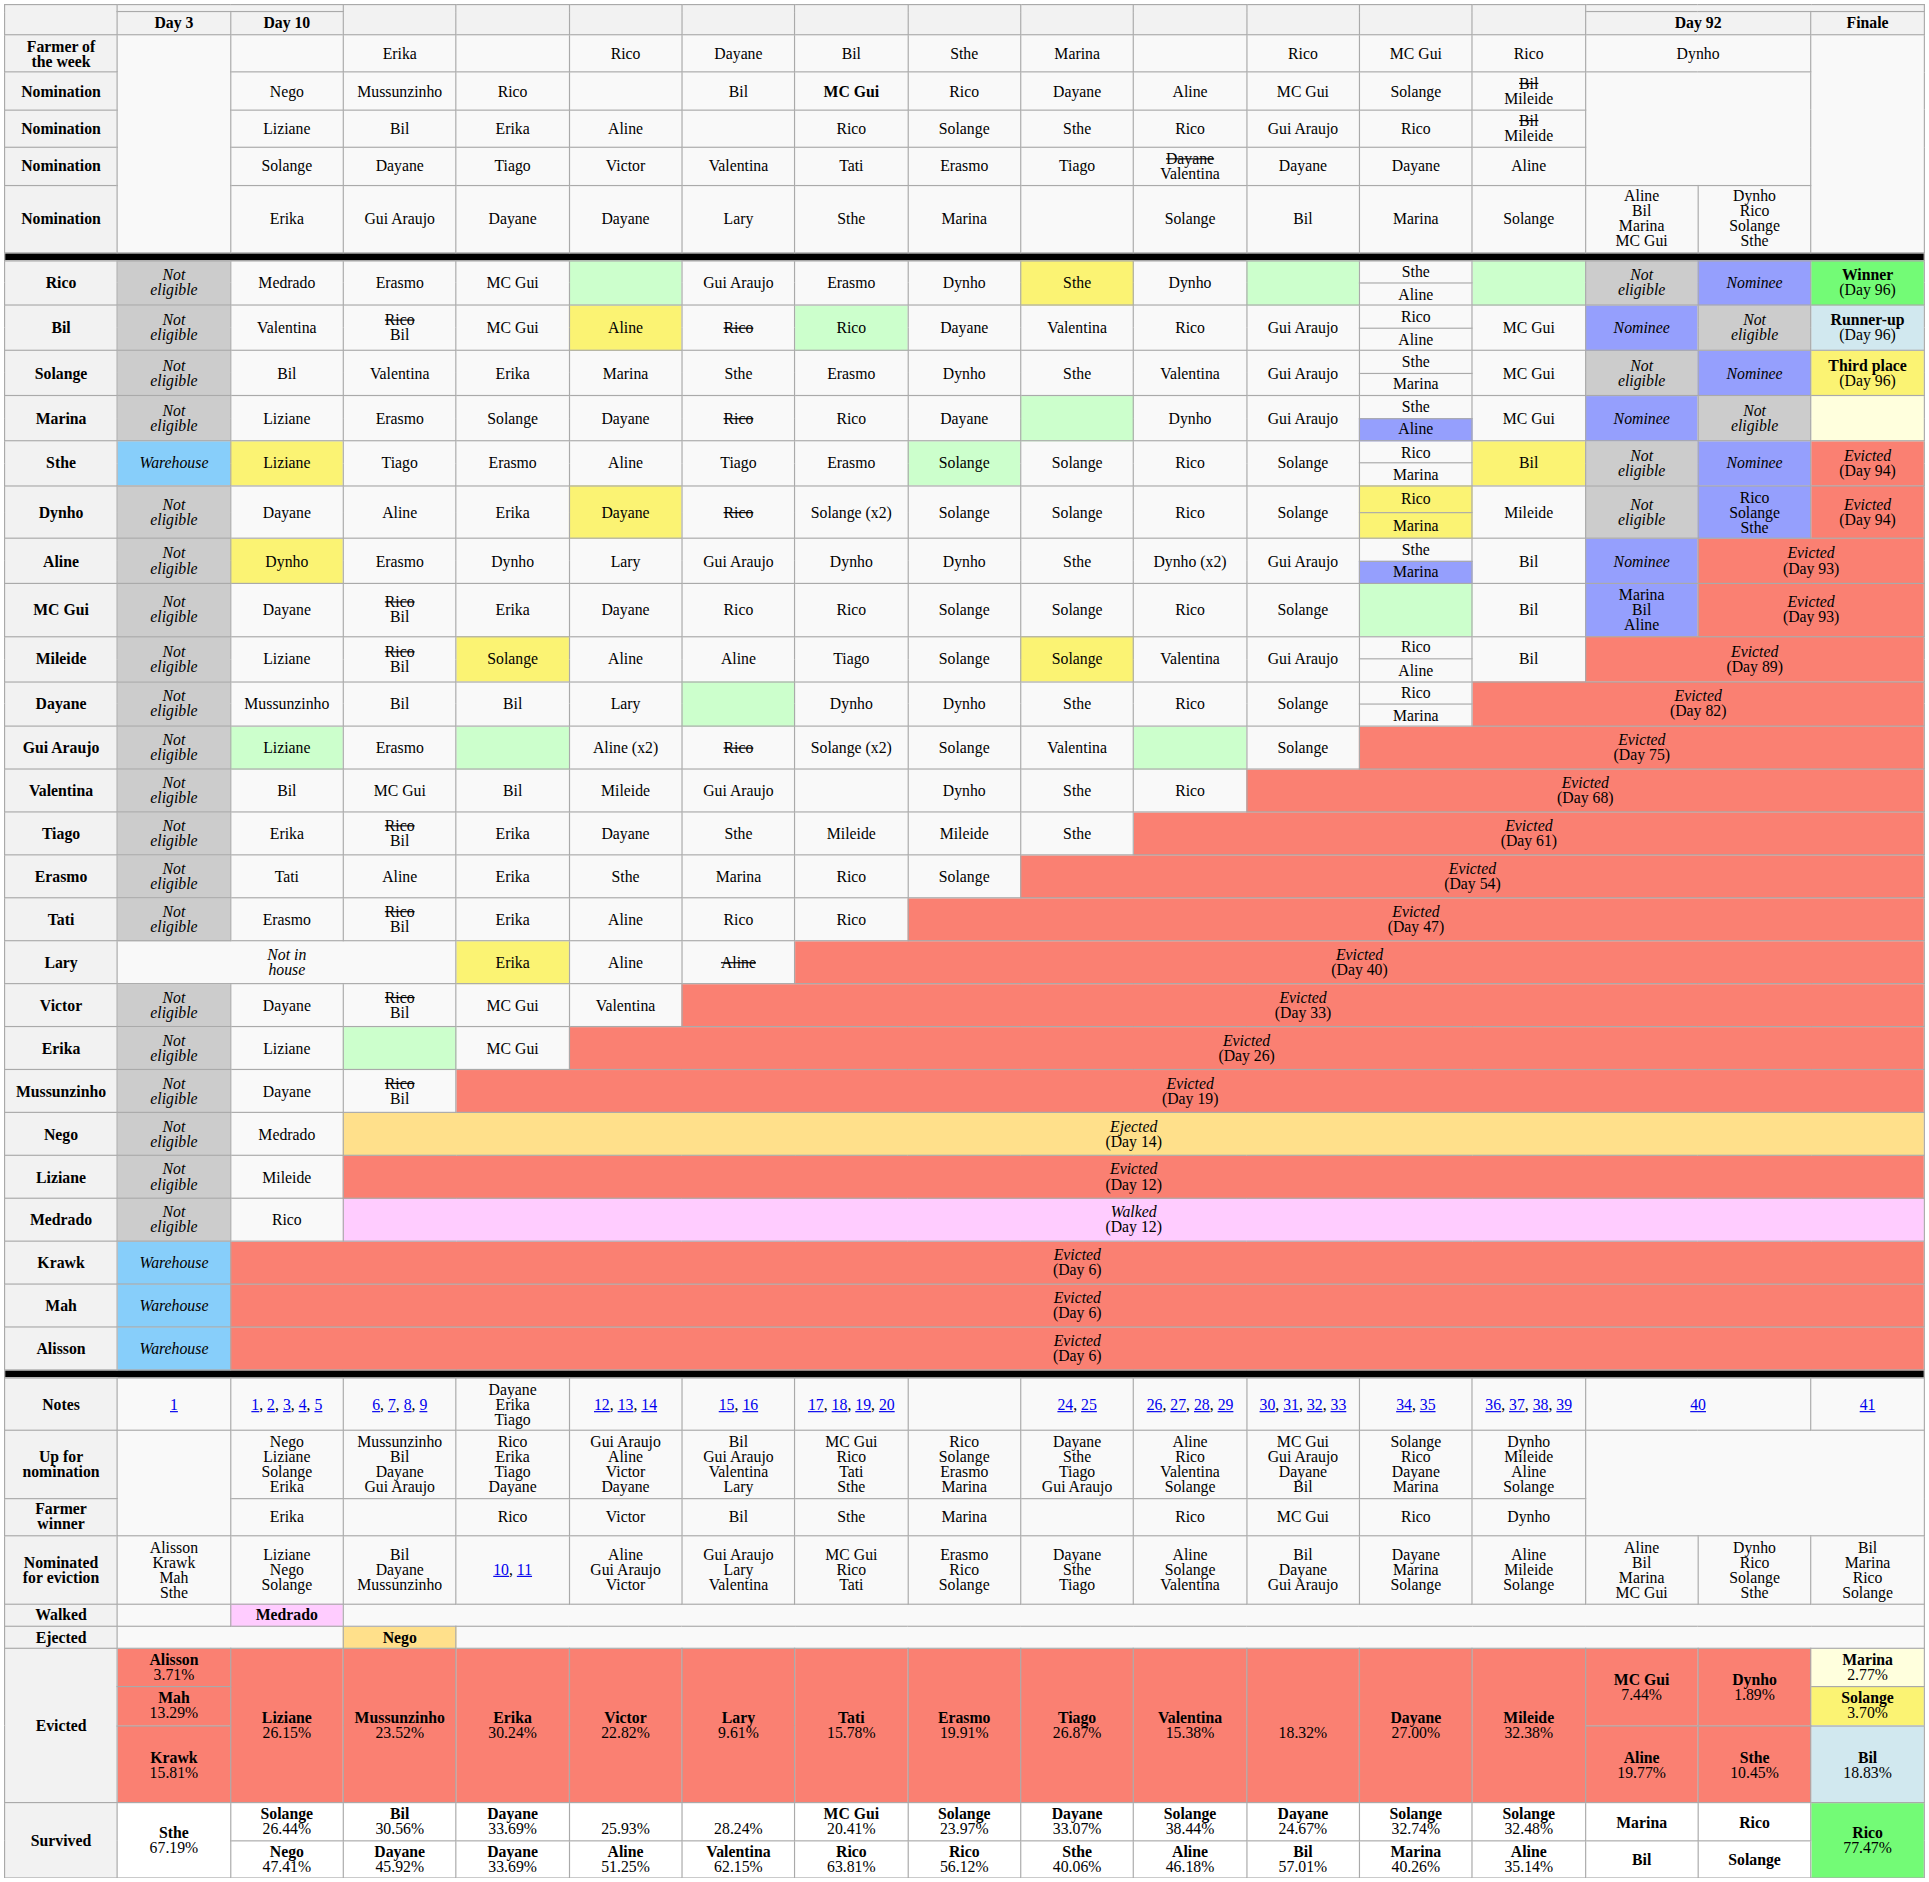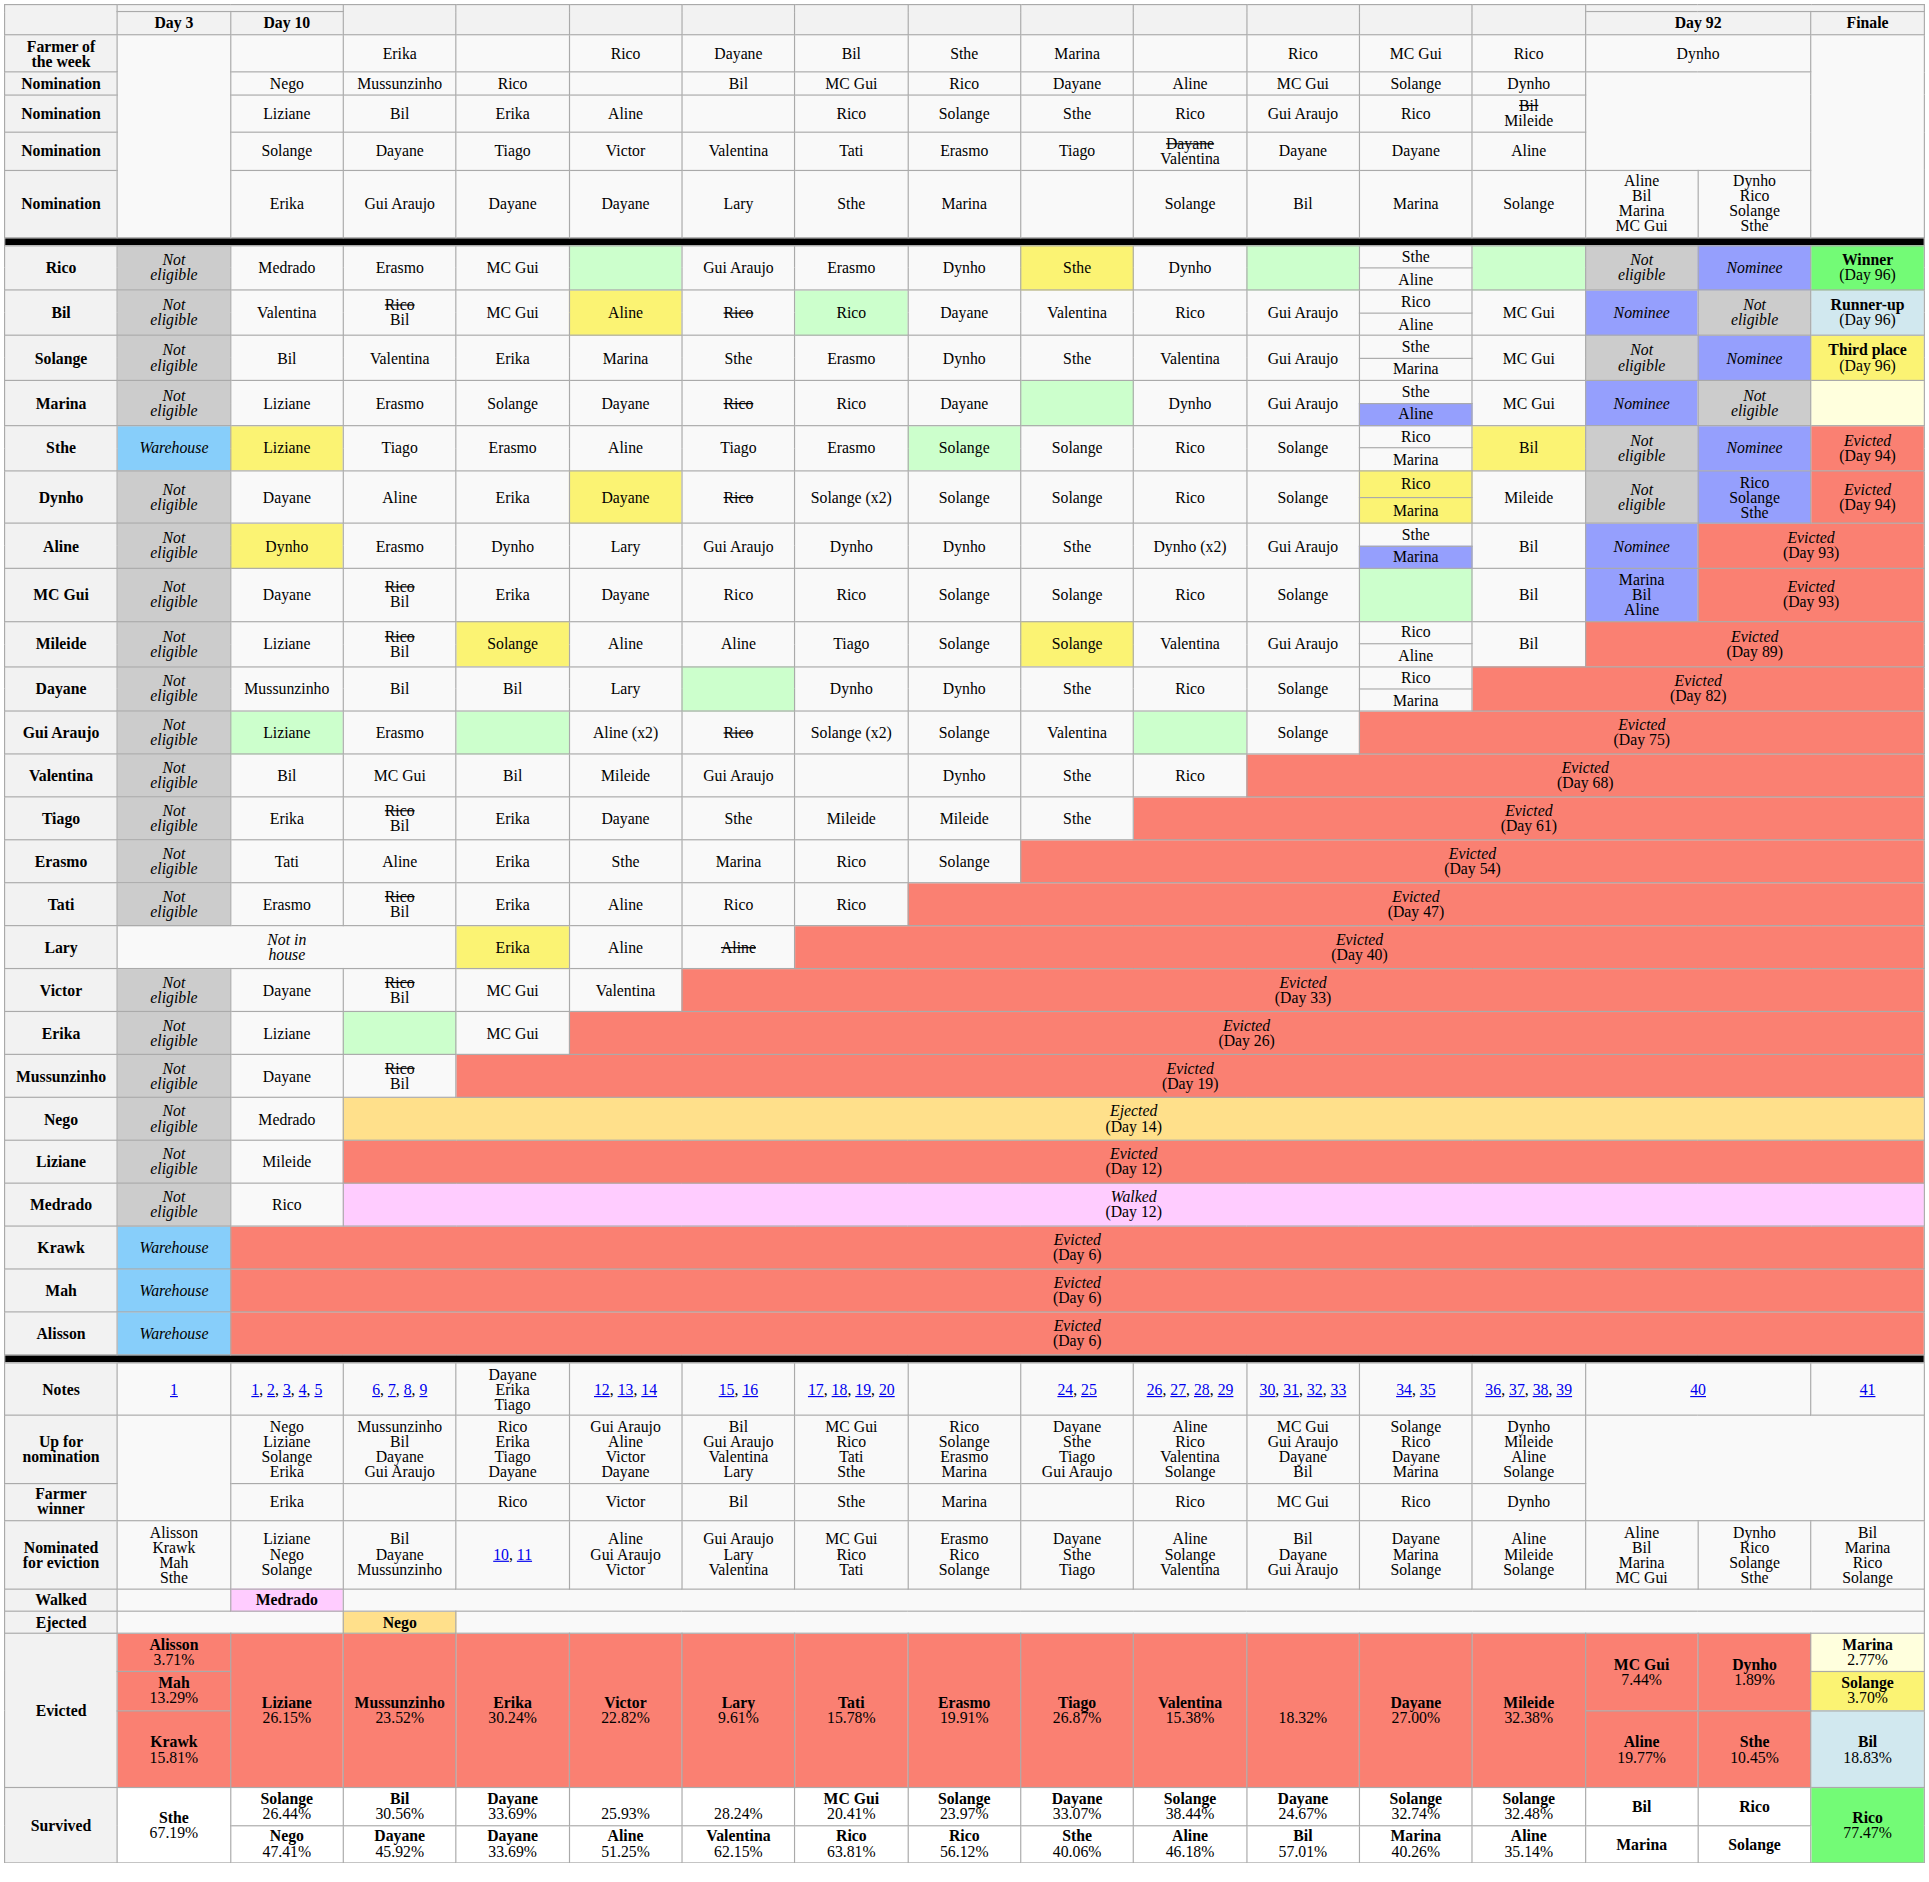(851, 91) bold -> (851, 83) normal
(1529, 91) Bil Mileide -> (1529, 83) Dynho
(1642, 1821) Marina -> (1642, 1806) Bil
(1642, 1859) Bil -> (1642, 1844) Marina
